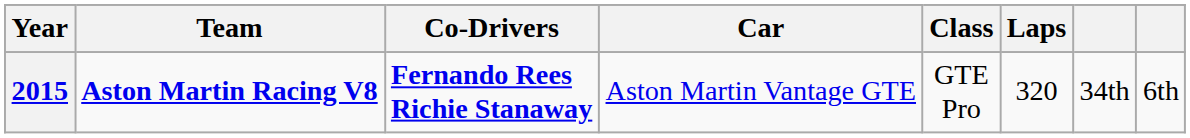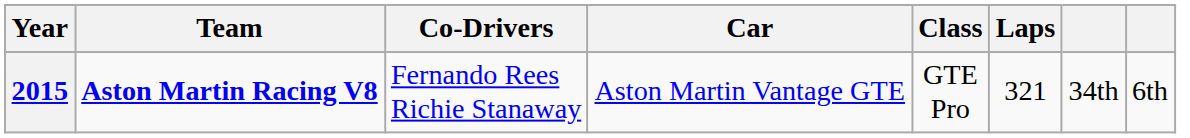(492, 91) bold -> (486, 91) normal
(1037, 91) 320 -> (1025, 91) 321
